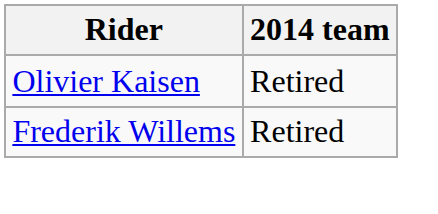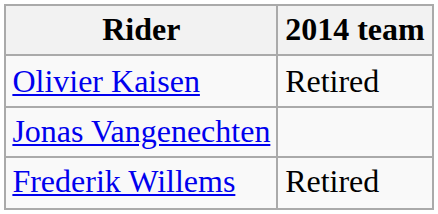+ row: (141, 131)
